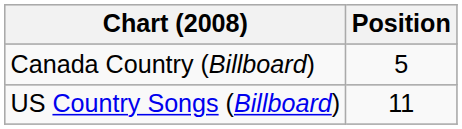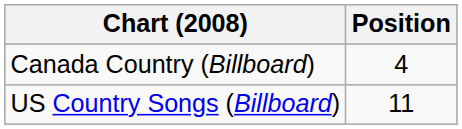(401, 64) 5 -> (401, 64) 4
